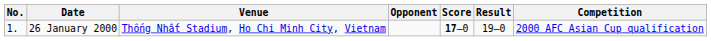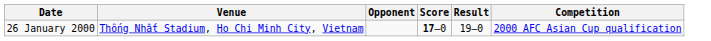- column: (16, 12)
